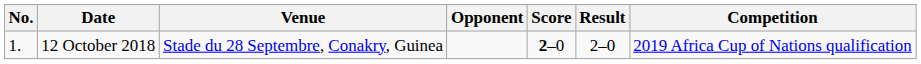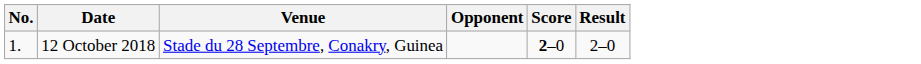- column: (773, 17)
